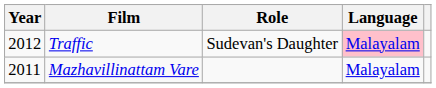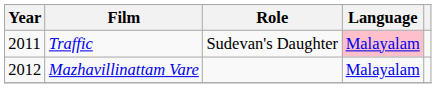(25, 43) 2012 -> (24, 43) 2011
(24, 69) 2011 -> (25, 69) 2012
